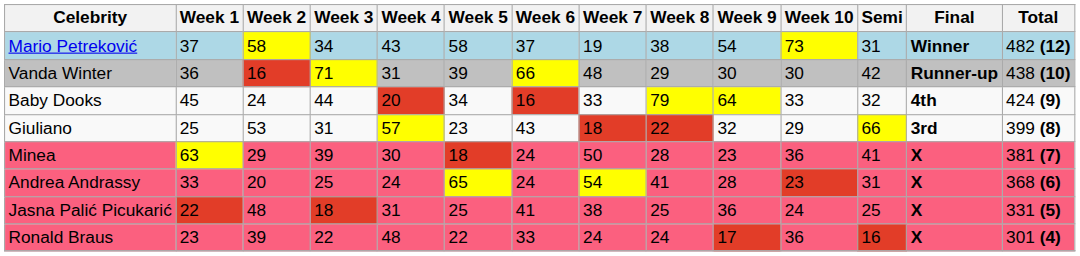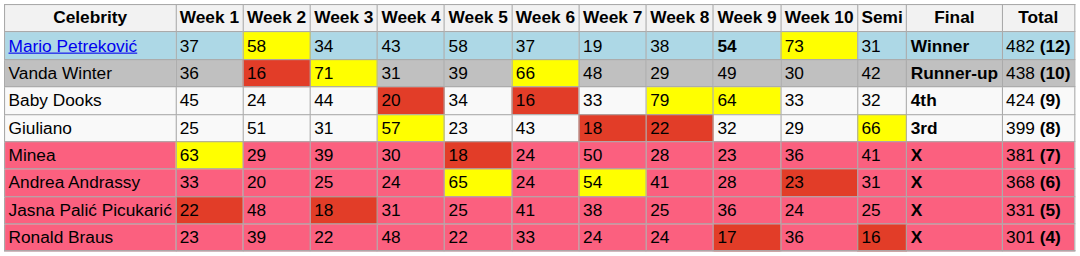(727, 45) normal -> (727, 45) bold
(727, 73) 30 -> (727, 73) 49
(257, 127) 53 -> (257, 127) 51
